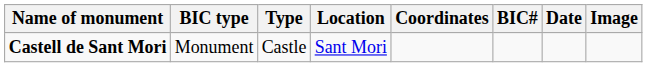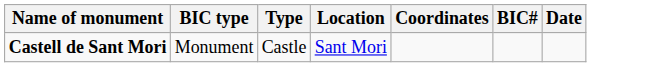- column: (614, 18)
